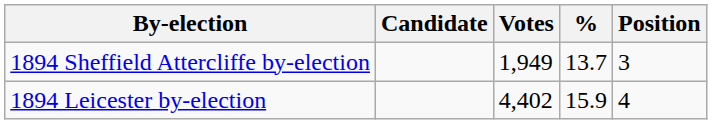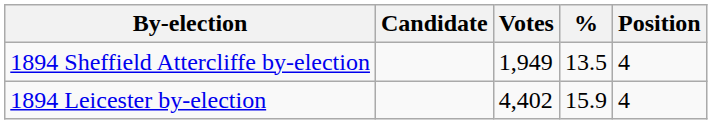(586, 61) 13.7 -> (586, 61) 13.5
(624, 61) 3 -> (624, 61) 4
